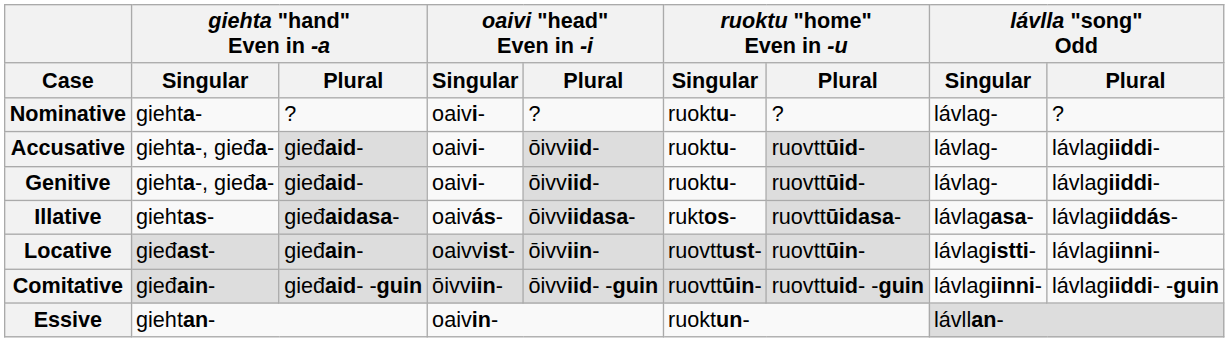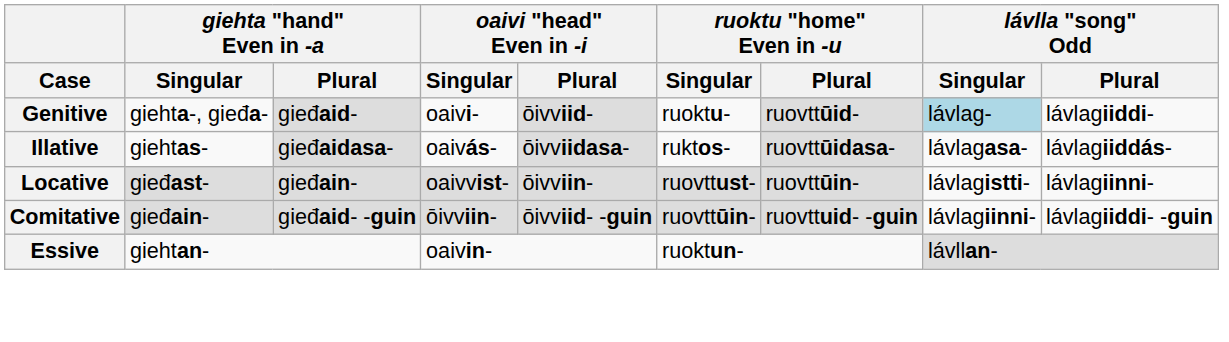- row: (68, 114)
- row: (68, 148)
(966, 182) no background -> (960, 114) lightblue background
